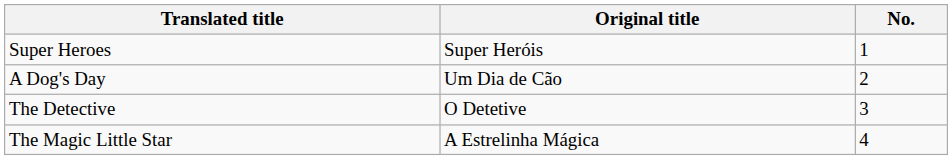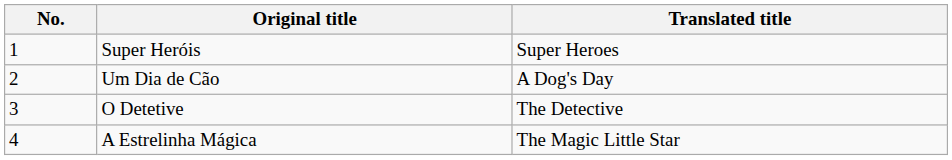columns swapped: (901, 19) <-> (222, 19)
